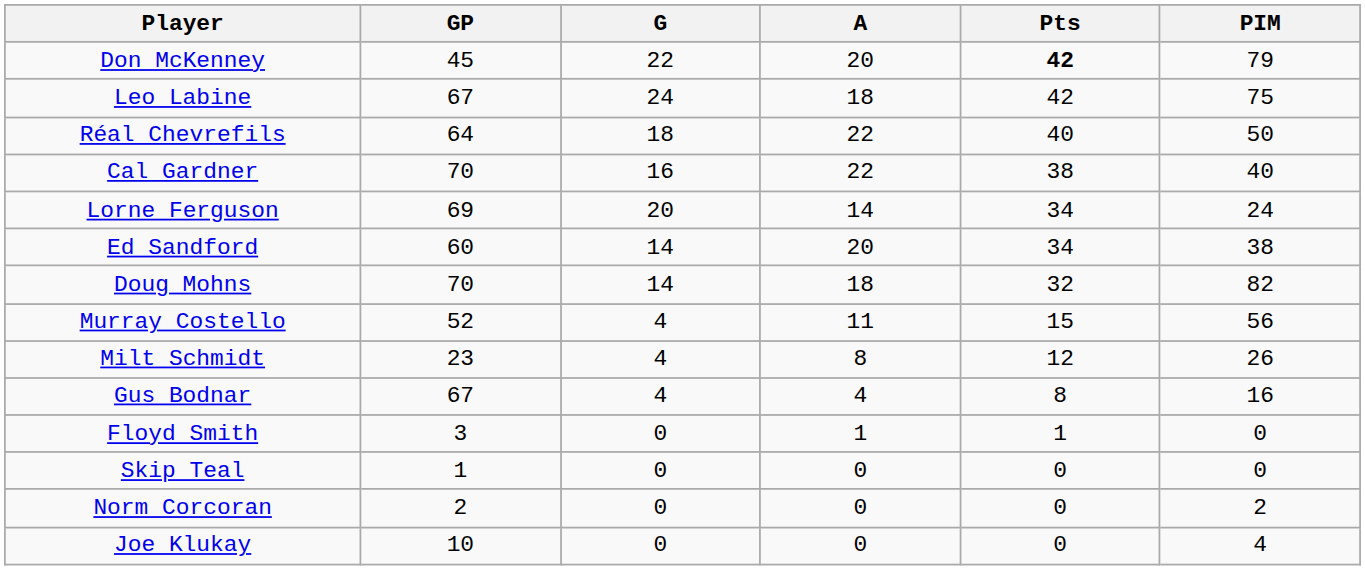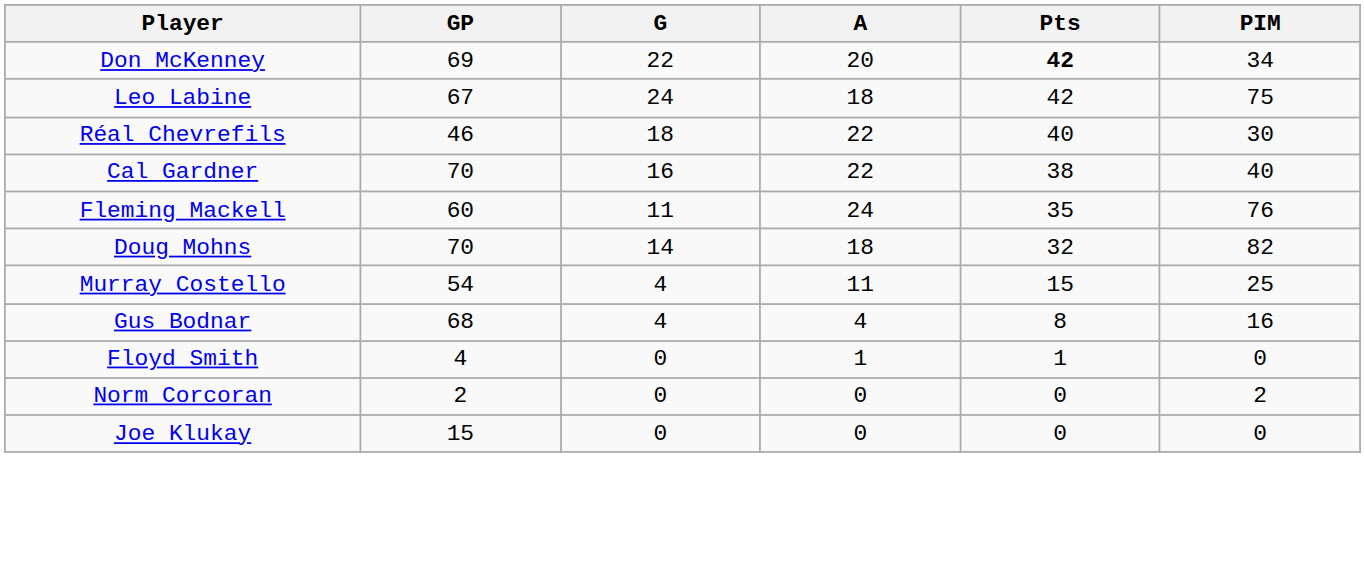(460, 61) 45 -> (460, 61) 69
(1260, 61) 79 -> (1260, 61) 34
(460, 135) 64 -> (460, 135) 46
(1260, 135) 50 -> (1260, 135) 30
+ row: (183, 210)
- row: (183, 210)
- row: (183, 247)
(460, 322) 52 -> (460, 285) 54
(1260, 322) 56 -> (1260, 285) 25
- row: (183, 359)
(460, 396) 67 -> (460, 322) 68
(460, 434) 3 -> (460, 359) 4
- row: (183, 471)
(460, 546) 10 -> (460, 434) 15
(1260, 546) 4 -> (1260, 434) 0
